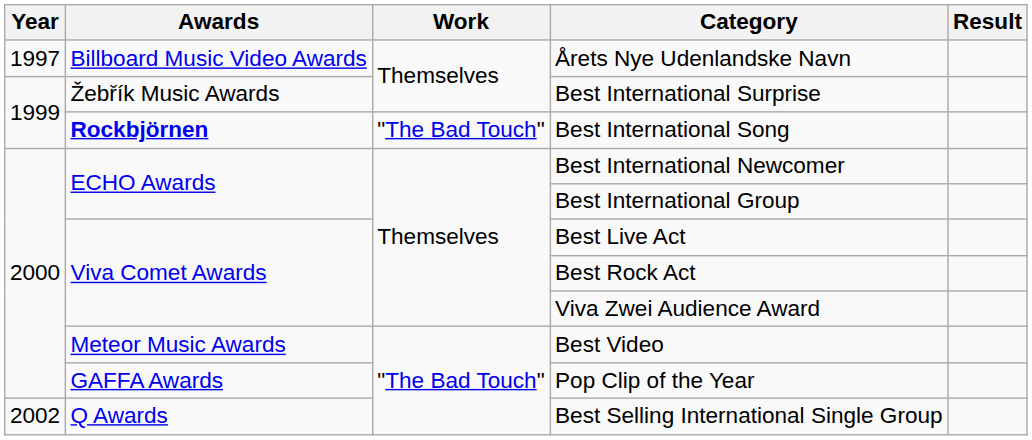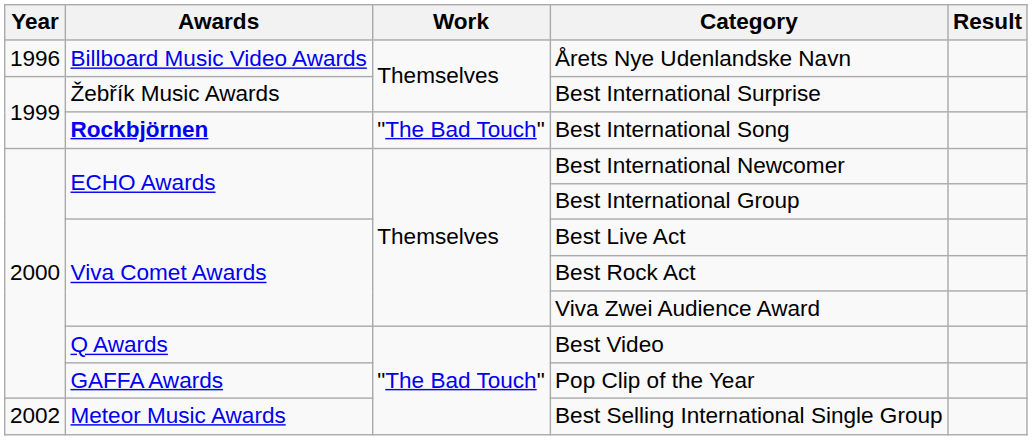(35, 58) 1997 -> (35, 58) 1996
(178, 344) Meteor Music Awards -> (119, 344) Q Awards
(119, 415) Q Awards -> (178, 415) Meteor Music Awards
